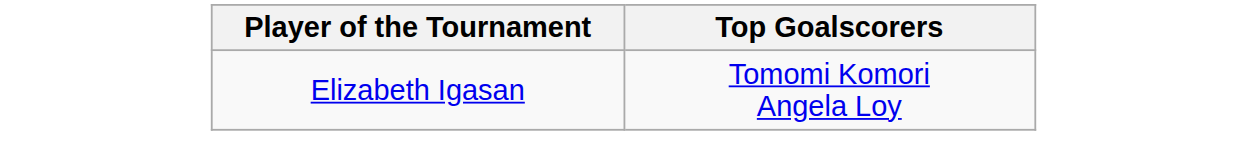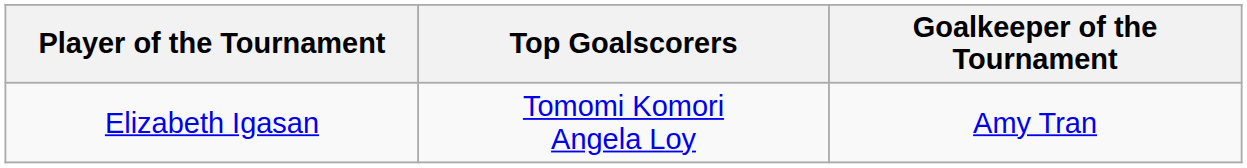+ column: (1035, 43)
